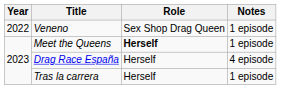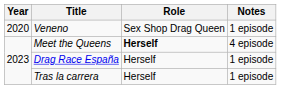(18, 28) 2022 -> (18, 28) 2020
(251, 44) 1 episode -> (251, 44) 4 episode
(251, 60) 4 episode -> (251, 60) 1 episode
